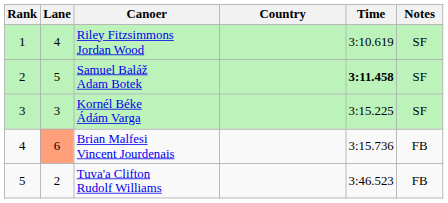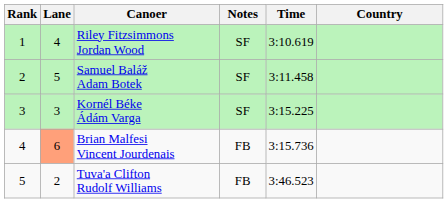columns swapped: (283, 14) <-> (420, 14)
(371, 76) bold -> (291, 76) normal
